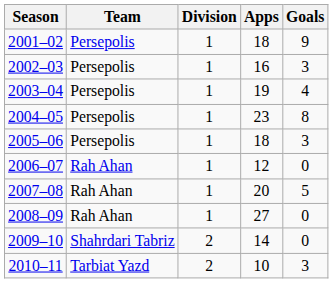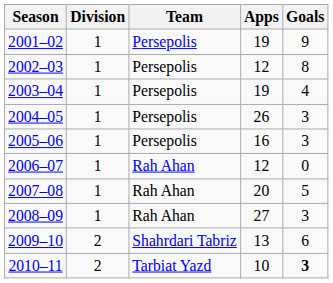columns swapped: (122, 16) <-> (209, 16)
(261, 41) 18 -> (261, 41) 19
(261, 66) 16 -> (261, 66) 12
(305, 66) 3 -> (305, 66) 8
(261, 116) 23 -> (261, 116) 26
(305, 116) 8 -> (305, 116) 3
(261, 141) 18 -> (261, 141) 16
(305, 215) 0 -> (305, 215) 3
(261, 240) 14 -> (261, 240) 13
(305, 240) 0 -> (305, 240) 6
(305, 265) normal -> (305, 265) bold
